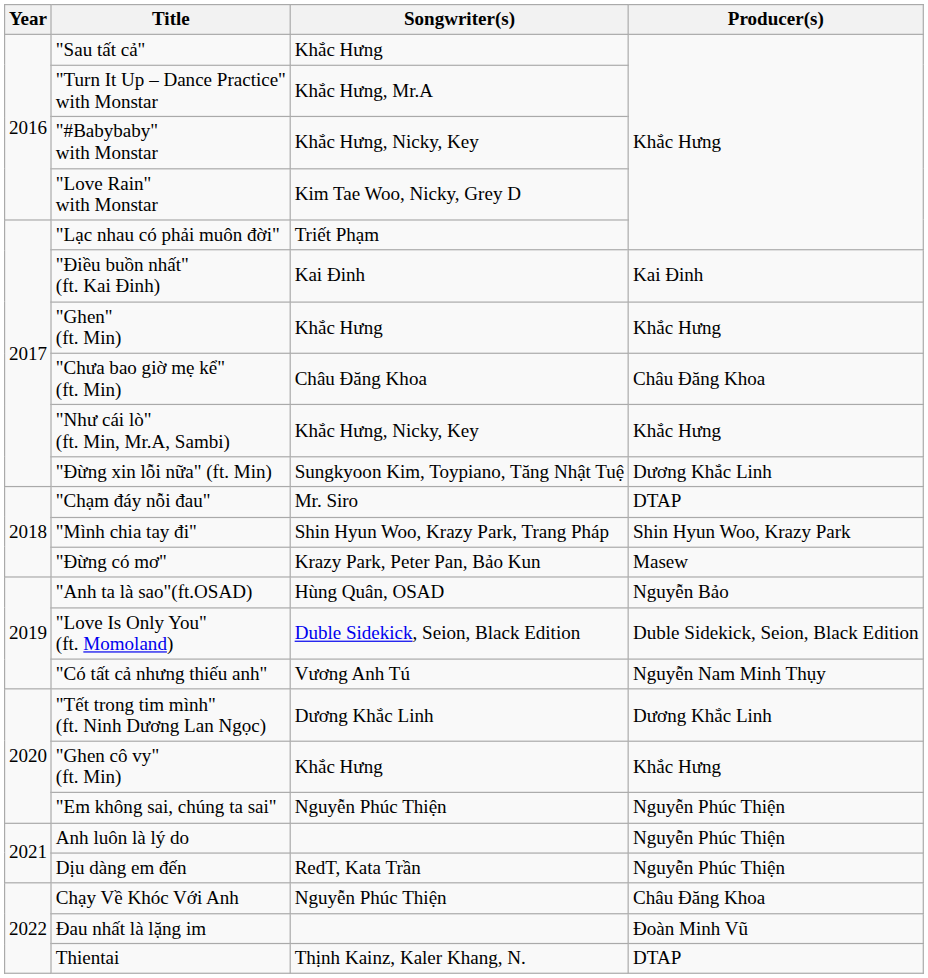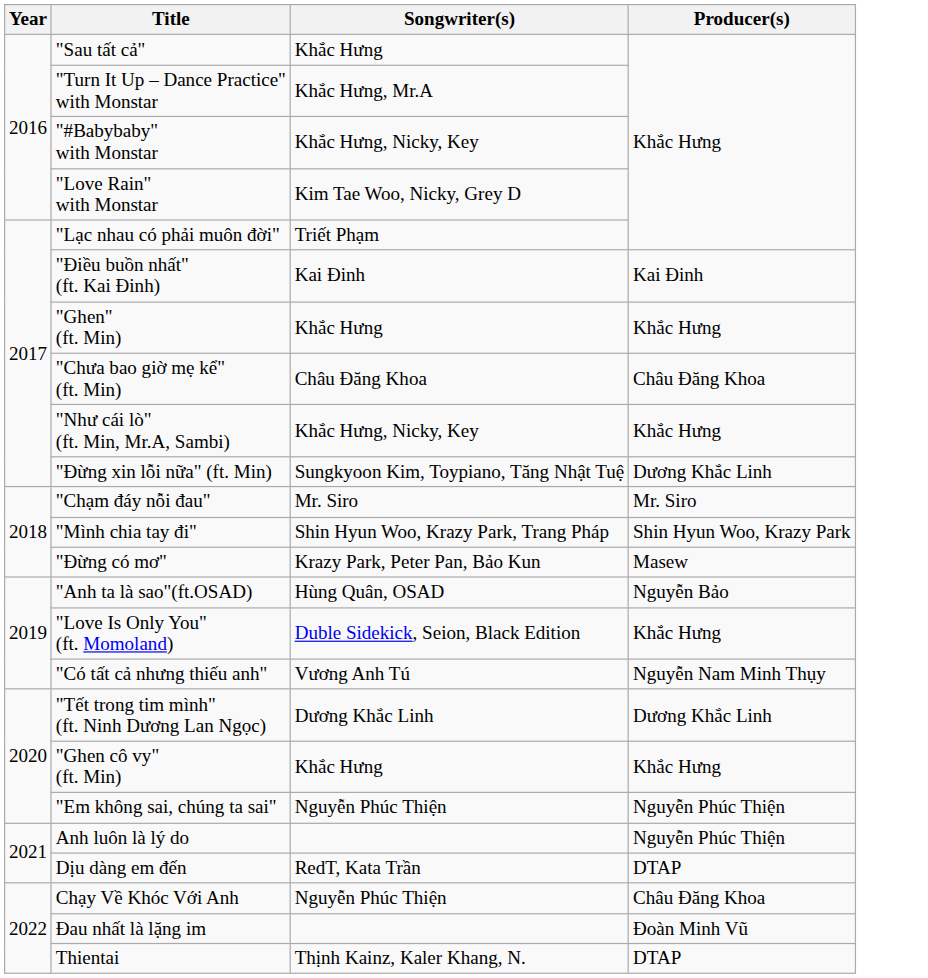(657, 501) DTAP -> (665, 501) Mr. Siro
(776, 633) Duble Sidekick, Seion, Black Edition -> (677, 633) Khắc Hưng
(709, 867) Nguyễn Phúc Thiện -> (657, 867) DTAP
